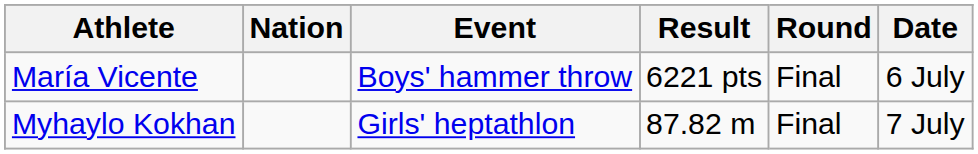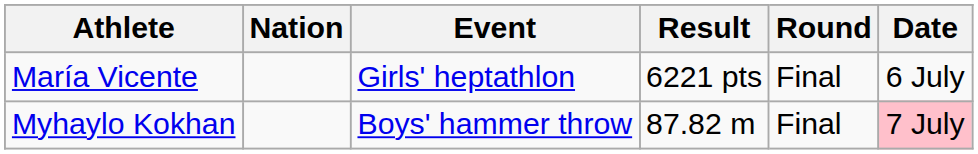(495, 76) Boys' hammer throw -> (466, 76) Girls' heptathlon
(466, 124) Girls' heptathlon -> (495, 124) Boys' hammer throw
(925, 124) no background -> (925, 124) pink background
